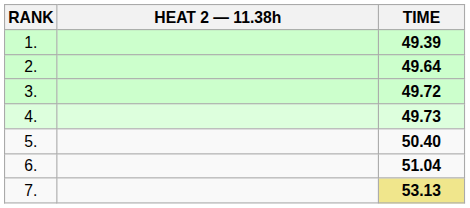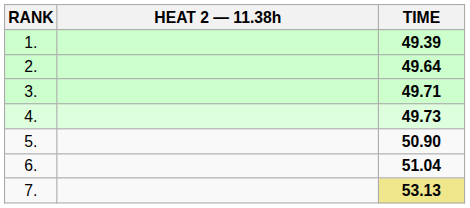(421, 92) 49.72 -> (421, 92) 49.71
(421, 141) 50.40 -> (421, 141) 50.90
